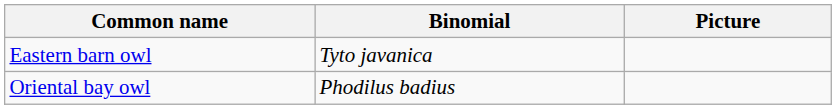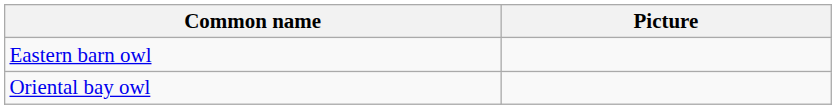- column: (470, 21)
